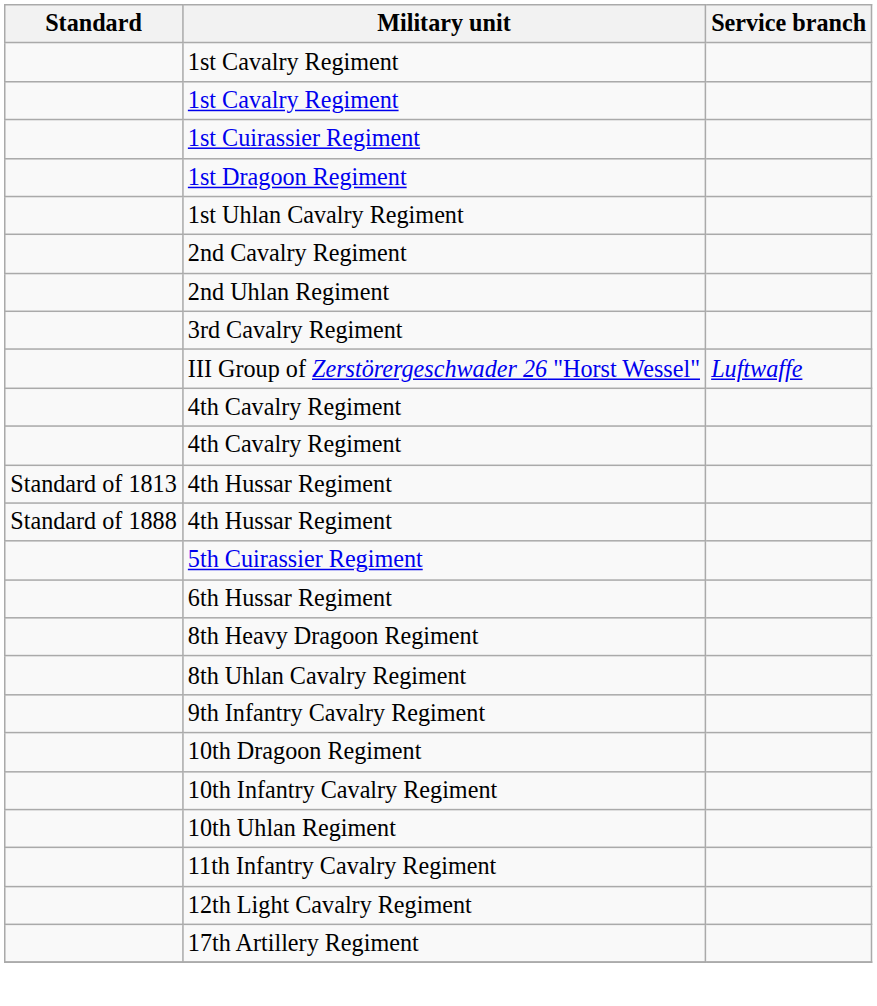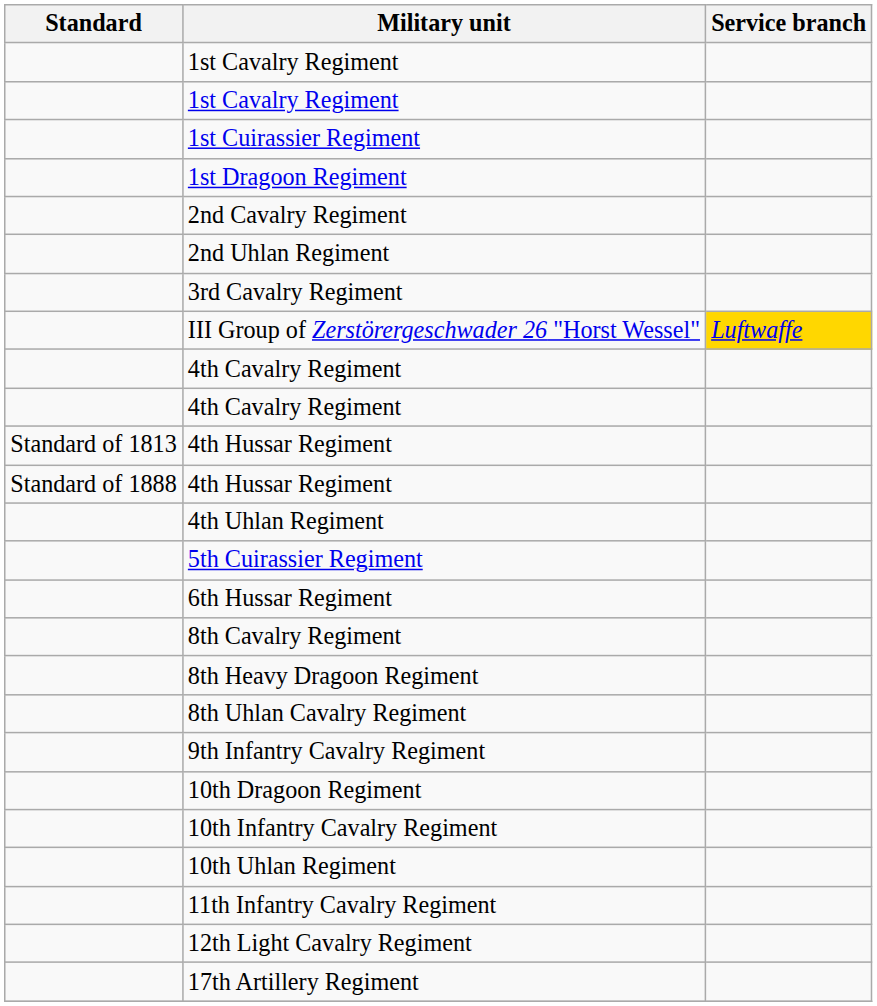- row: (94, 215)
(757, 368) no background -> (757, 330) gold background
+ row: (94, 522)
+ row: (94, 637)
